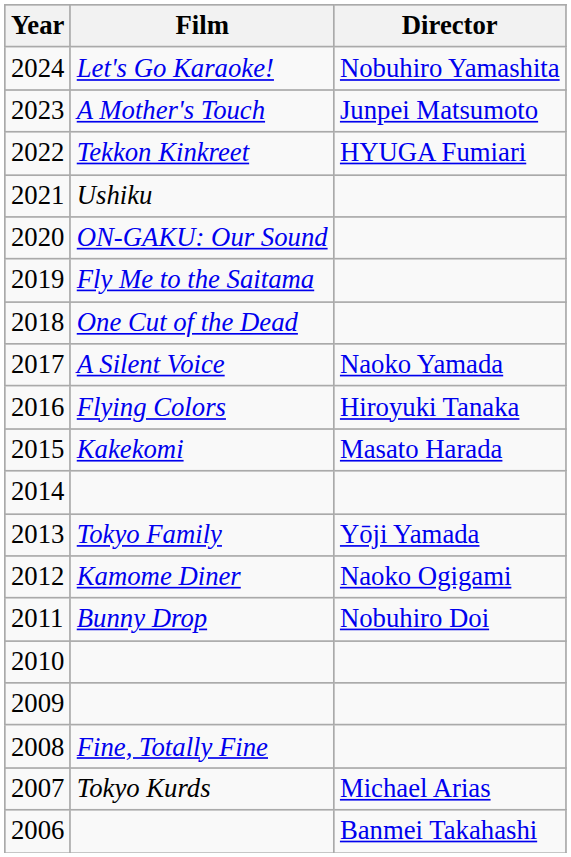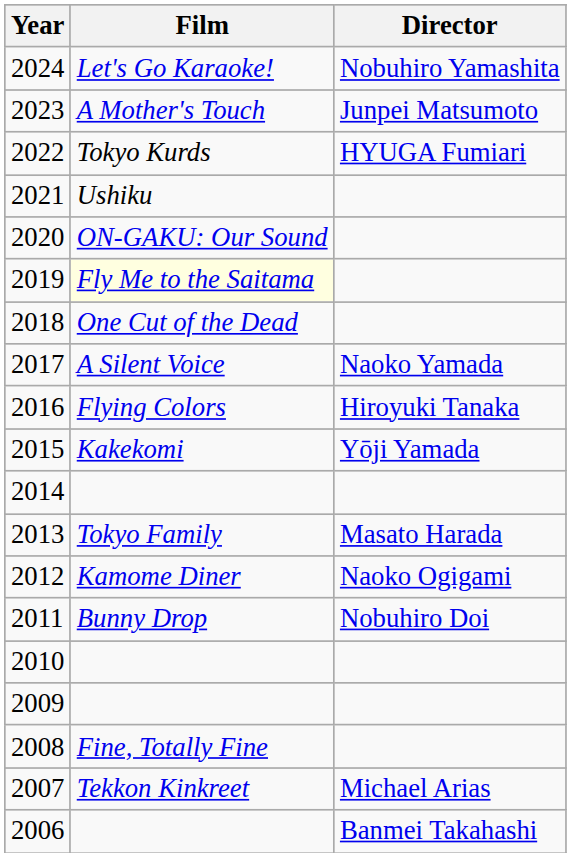(163, 152) Tekkon Kinkreet -> (144, 152) Tokyo Kurds
(195, 279) no background -> (195, 279) lightyellow background
(421, 449) Masato Harada -> (410, 449) Yōji Yamada
(410, 534) Yōji Yamada -> (421, 534) Masato Harada
(144, 788) Tokyo Kurds -> (163, 788) Tekkon Kinkreet
